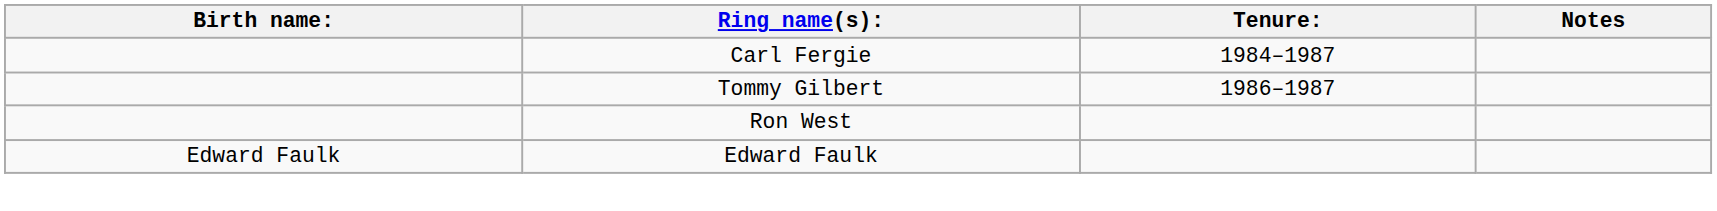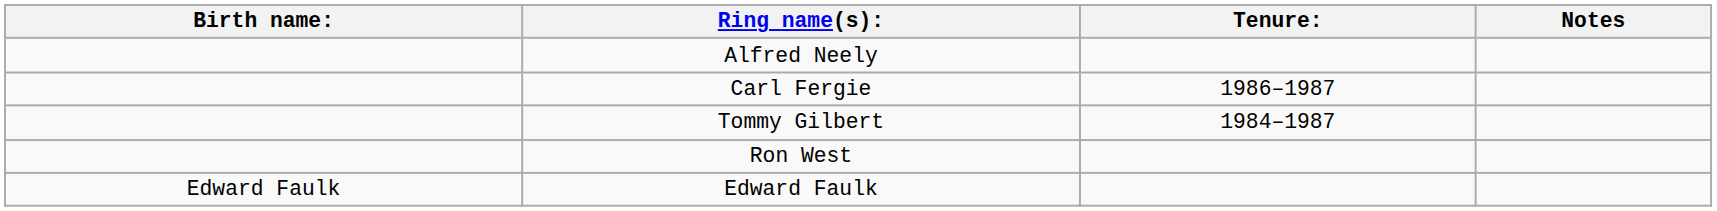+ row: (801, 55)
(1278, 55) 1984–1987 -> (1278, 89) 1986–1987
(1278, 89) 1986–1987 -> (1278, 123) 1984–1987
